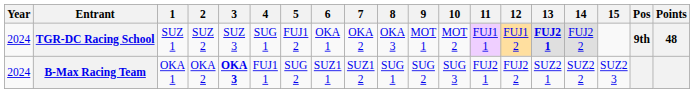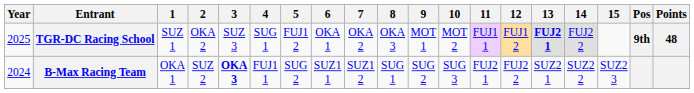(19, 39) 2024 -> (19, 39) 2025
(203, 39) SUZ 2 -> (203, 39) OKA 2
(203, 72) OKA 2 -> (203, 72) SUZ 2
